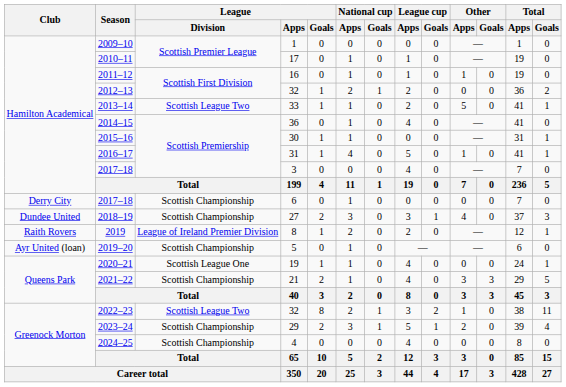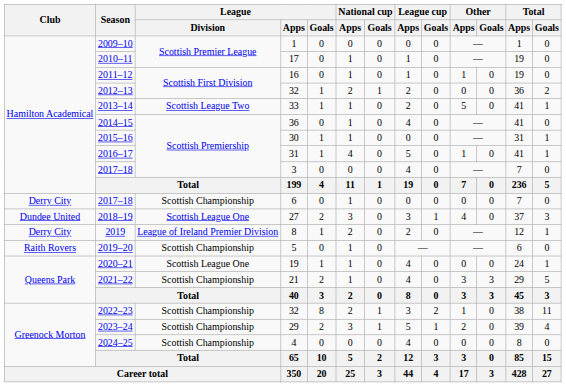(208, 216) Scottish Championship -> (208, 216) Scottish League One
(50, 232) Raith Rovers -> (50, 232) Derry City
(50, 248) Ayr United (loan) -> (50, 248) Raith Rovers
(208, 311) Scottish League Two -> (208, 311) Scottish Championship
